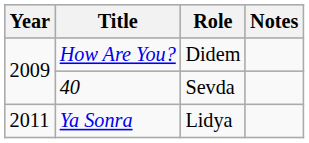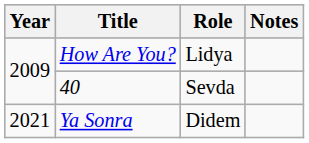(213, 54) Didem -> (209, 54) Lidya
(29, 120) 2011 -> (30, 120) 2021
(209, 120) Lidya -> (213, 120) Didem
